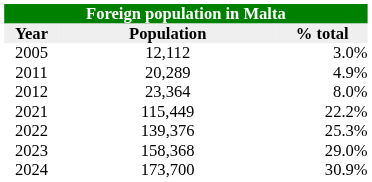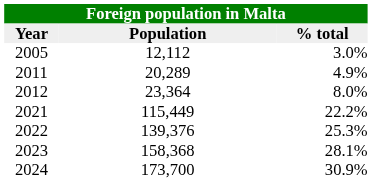(346, 150) 29.0% -> (346, 150) 28.1%
